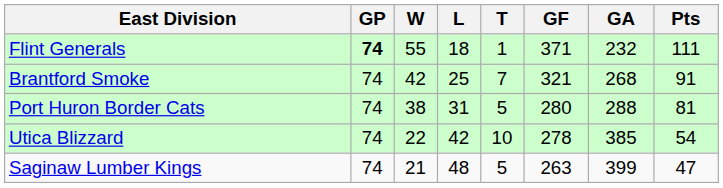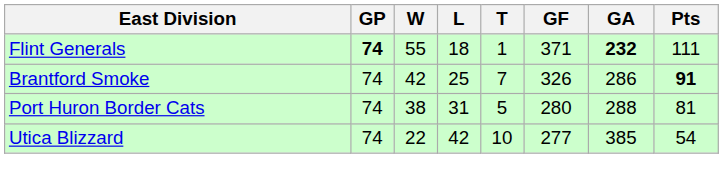(621, 49) normal -> (621, 49) bold
(556, 78) 321 -> (556, 78) 326
(621, 78) 268 -> (621, 78) 286
(686, 78) normal -> (686, 78) bold
(556, 138) 278 -> (556, 138) 277
- row: (105, 167)
